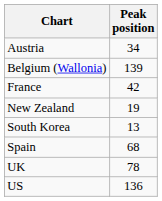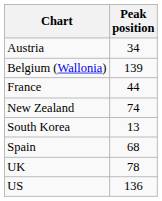(133, 87) 42 -> (133, 87) 44
(133, 107) 19 -> (133, 107) 74
